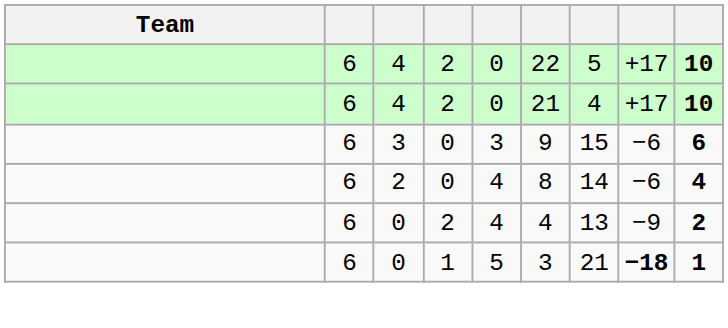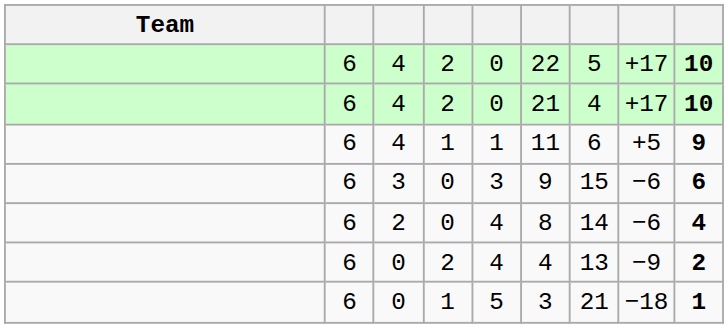+ row: (399, 144)
(647, 262) bold -> (647, 302) normal
